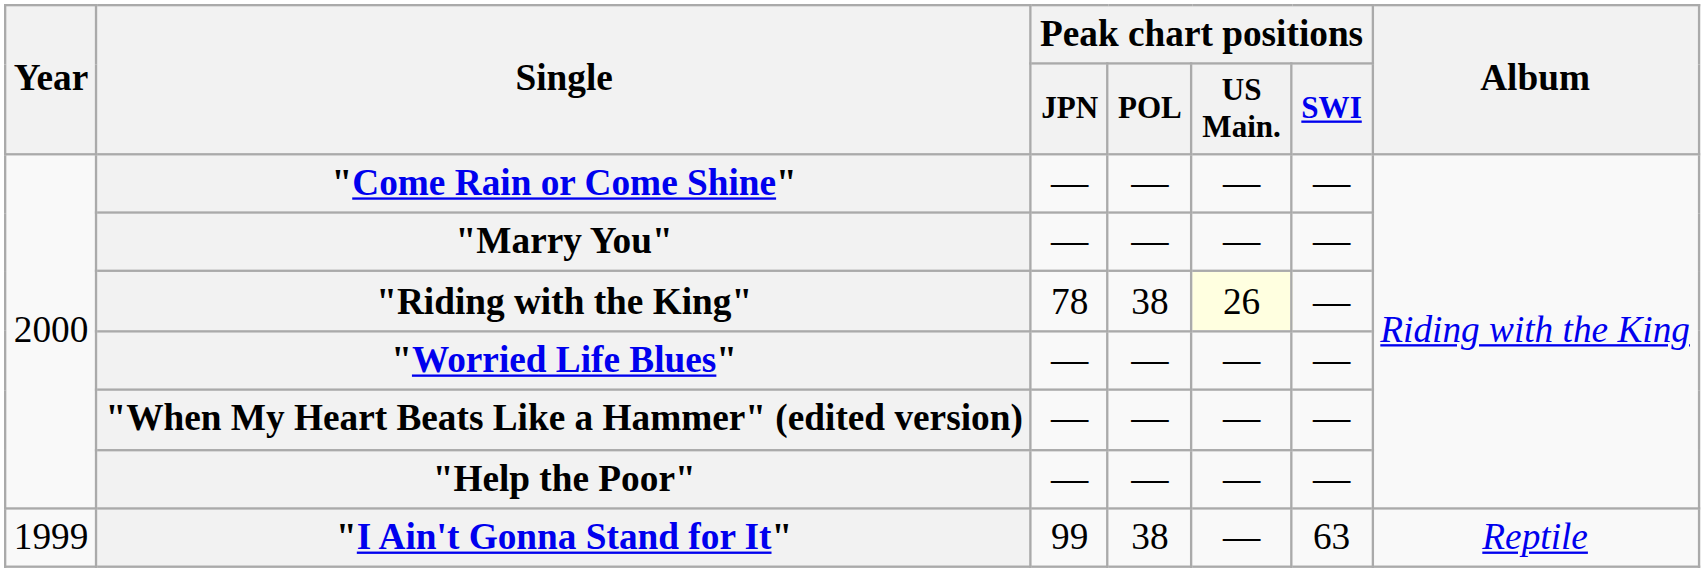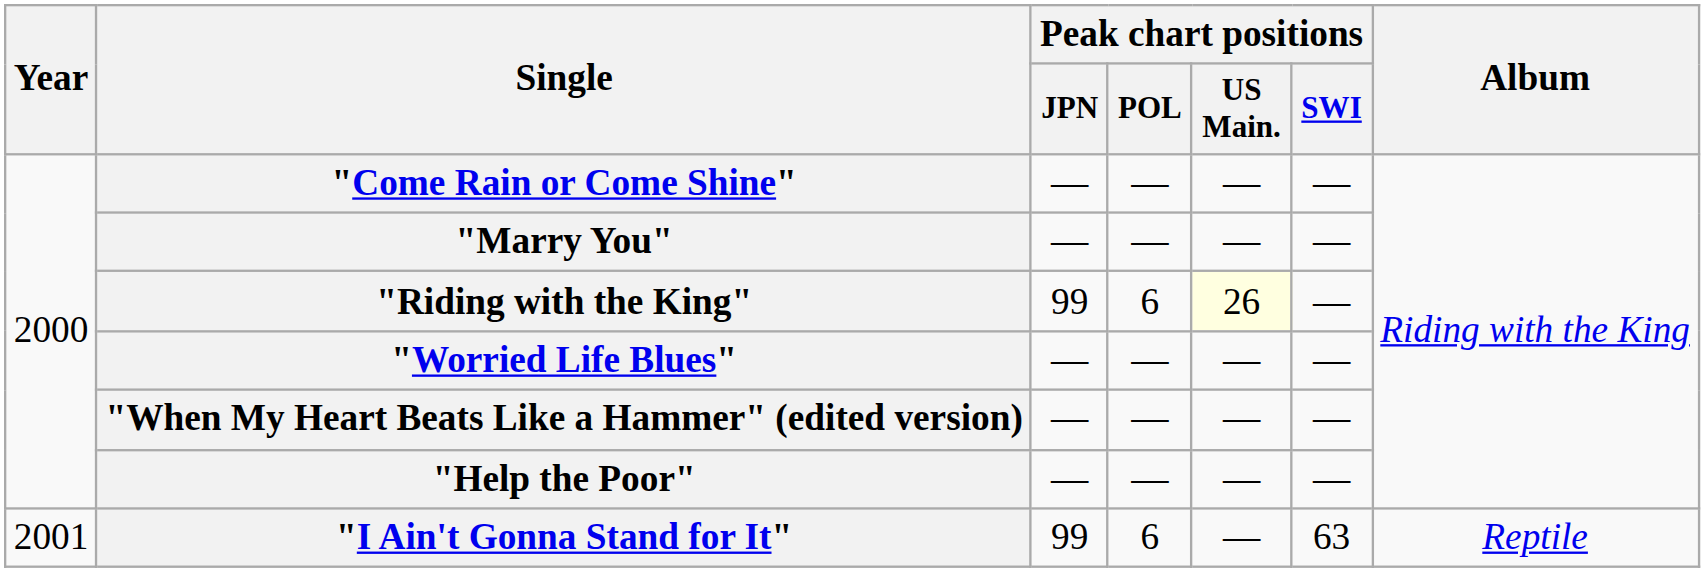(1070, 300) 78 -> (1070, 300) 99
(1150, 300) 38 -> (1150, 300) 6
(51, 537) 1999 -> (51, 537) 2001
(1150, 537) 38 -> (1150, 537) 6
